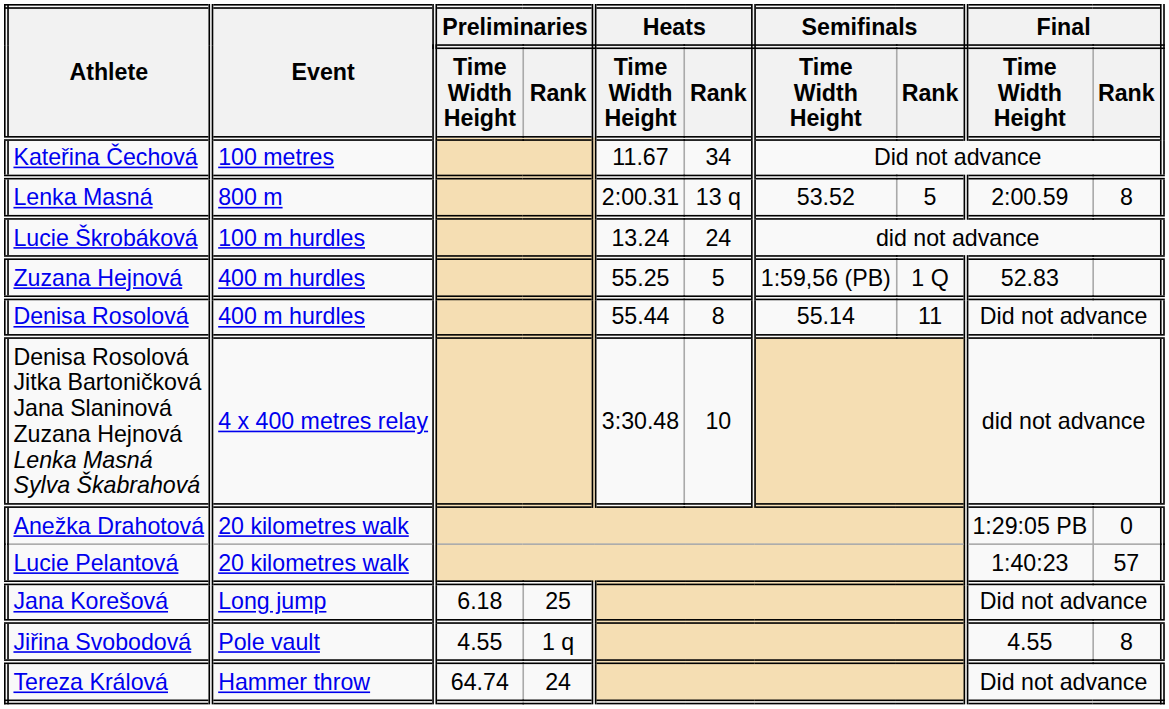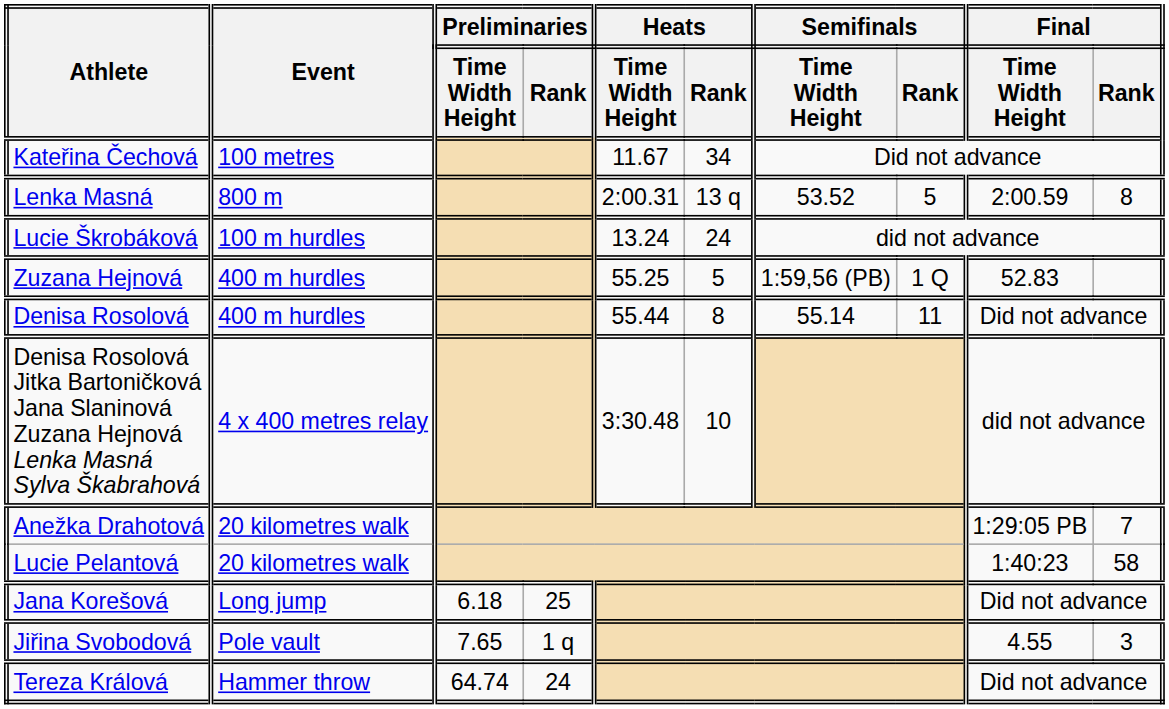(1126, 526) 0 -> (1126, 526) 7
(1126, 562) 57 -> (1126, 562) 58
(480, 642) 4.55 -> (480, 642) 7.65
(1126, 642) 8 -> (1126, 642) 3
